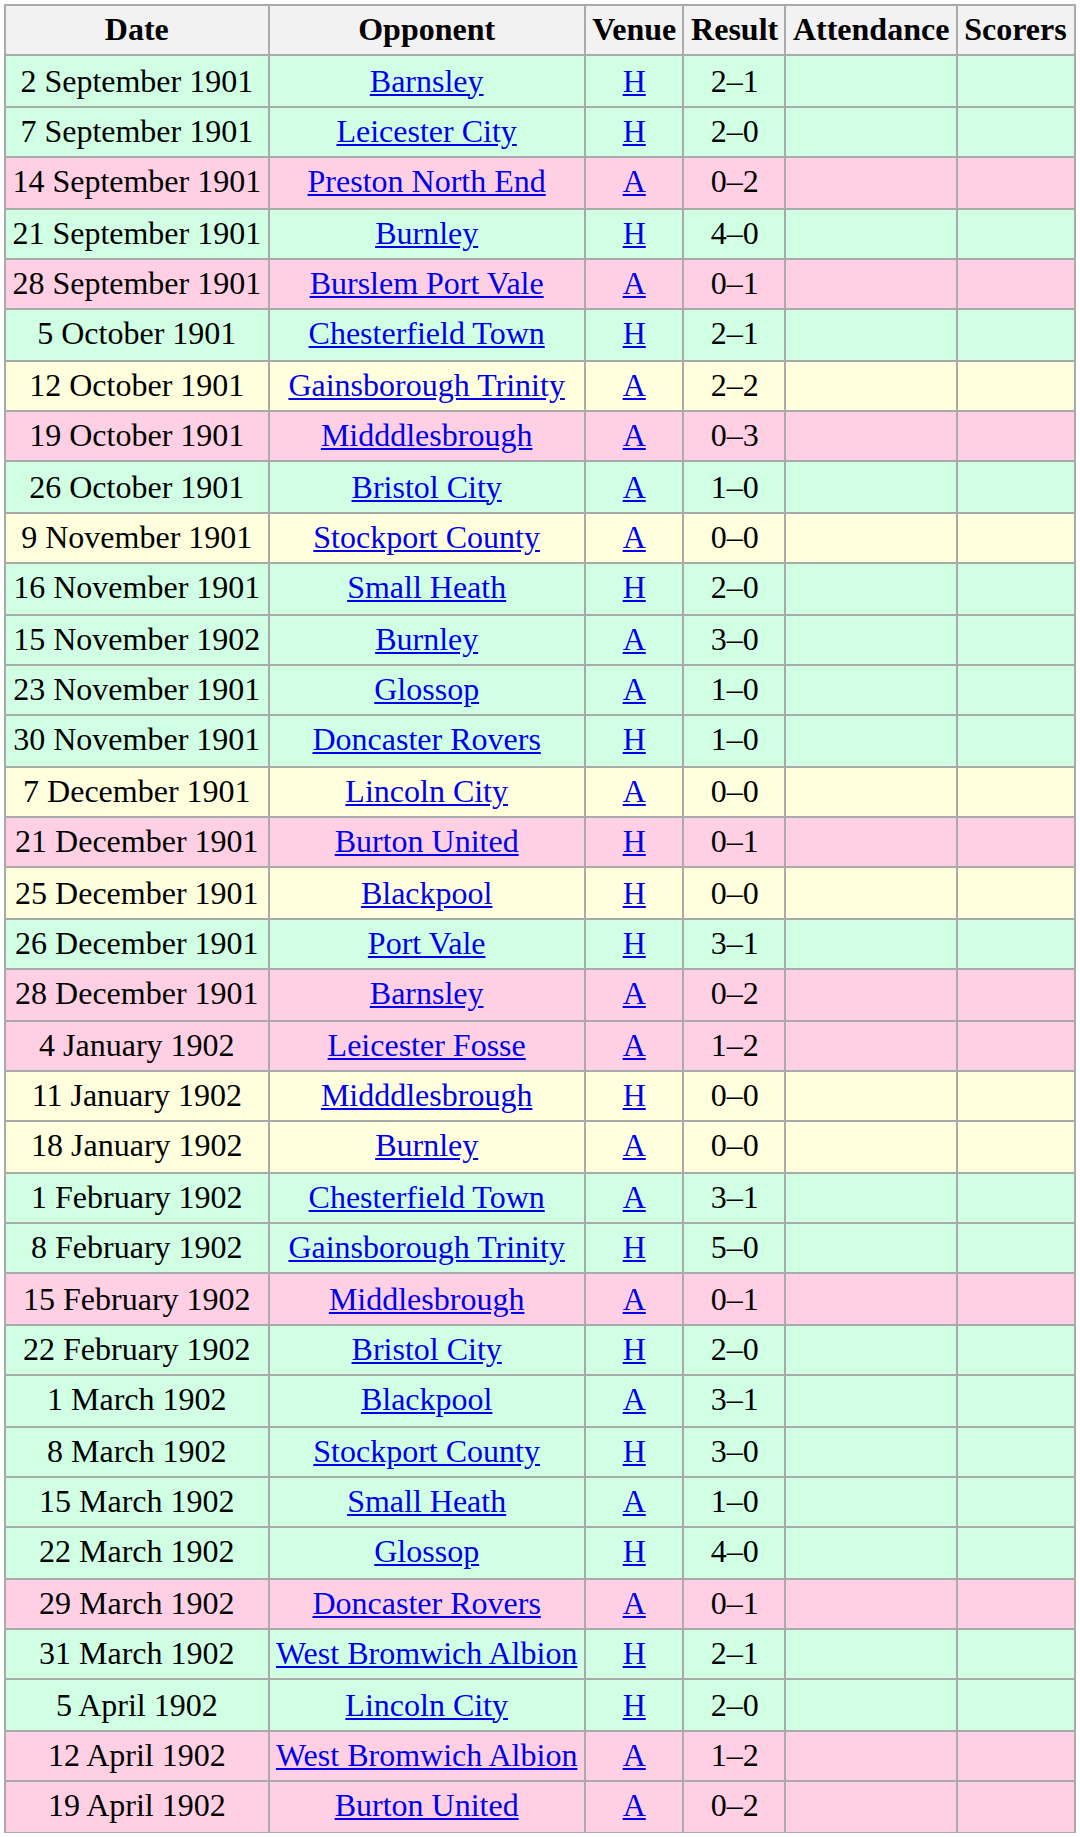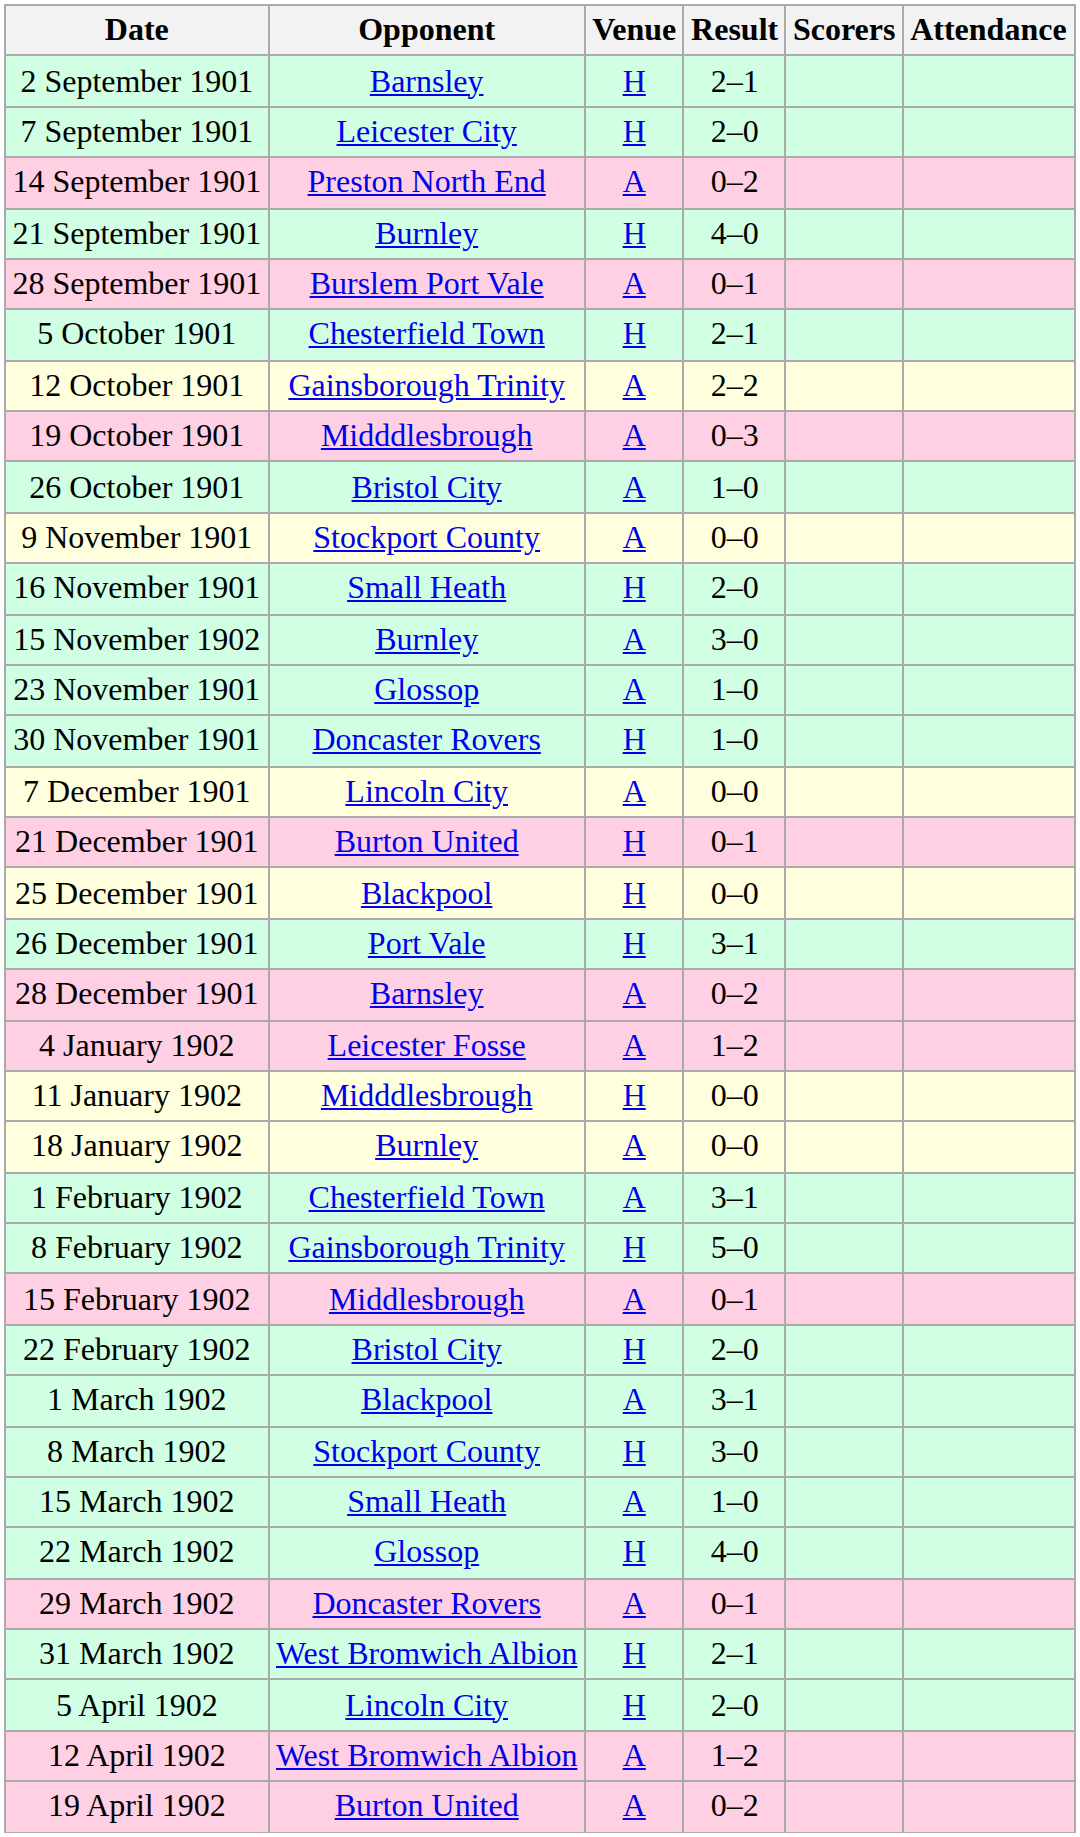columns swapped: (871, 29) <-> (1015, 29)
